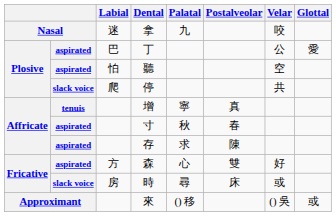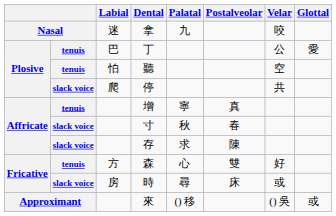(73, 50) aspirated -> (73, 50) tenuis
(73, 69) aspirated -> (73, 69) tenuis
(73, 126) aspirated -> (73, 126) slack voice
(73, 145) aspirated -> (73, 145) slack voice
(73, 164) aspirated -> (73, 164) tenuis
